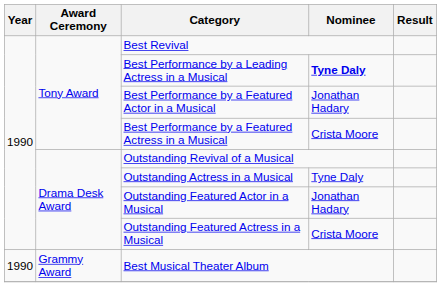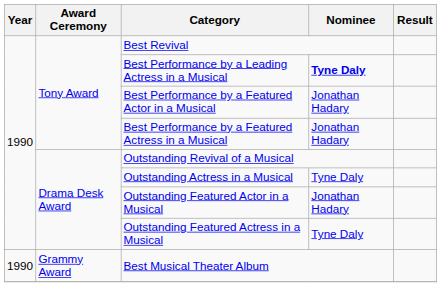(345, 133) Crista Moore -> (335, 133) Jonathan Hadary
(345, 234) Crista Moore -> (337, 234) Tyne Daly
